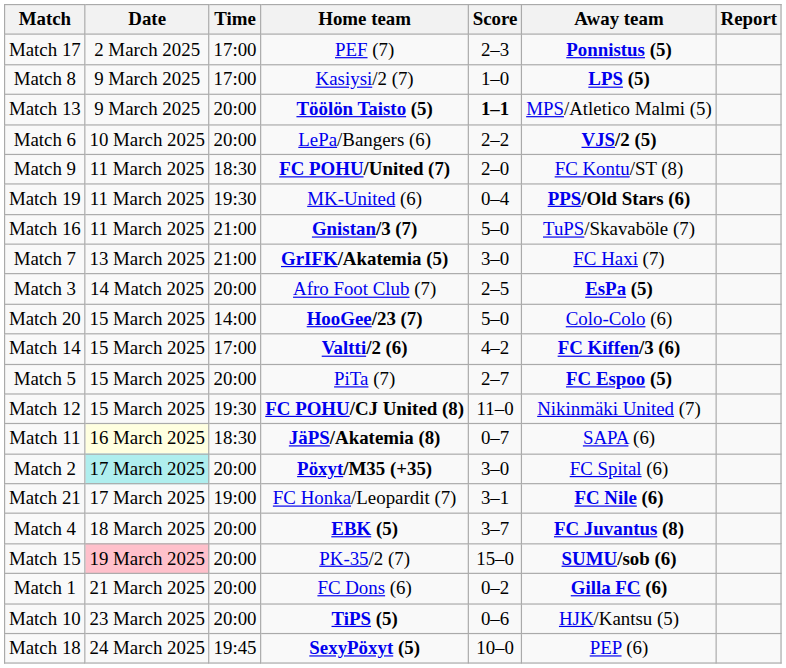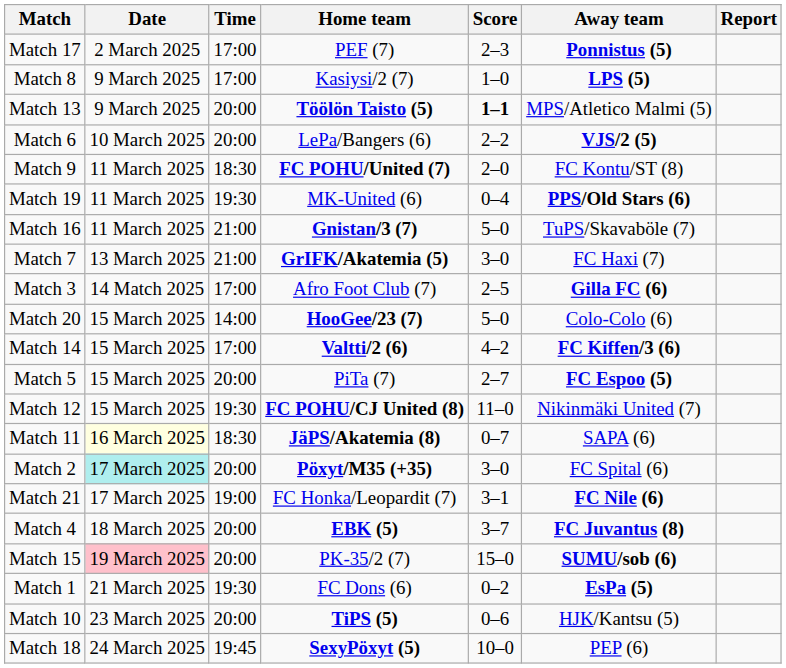(235, 288) 20:00 -> (235, 288) 17:00
(619, 288) EsPa (5) -> (619, 288) Gilla FC (6)
(235, 588) 20:00 -> (235, 588) 19:30
(619, 588) Gilla FC (6) -> (619, 588) EsPa (5)
